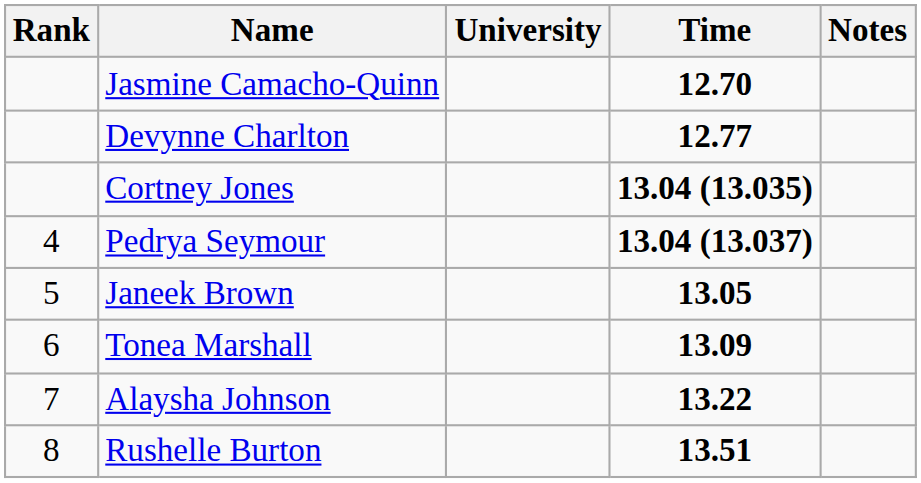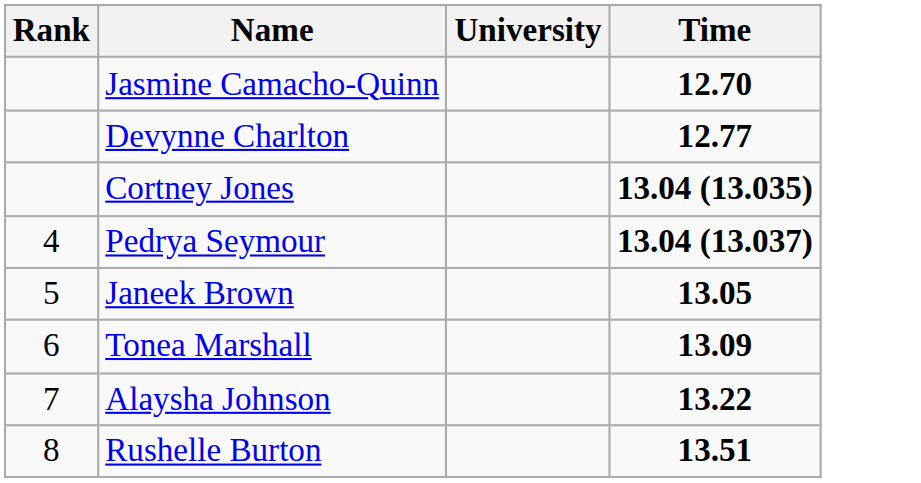- column: (868, 30)
